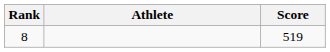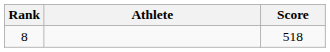(293, 36) 519 -> (293, 36) 518
